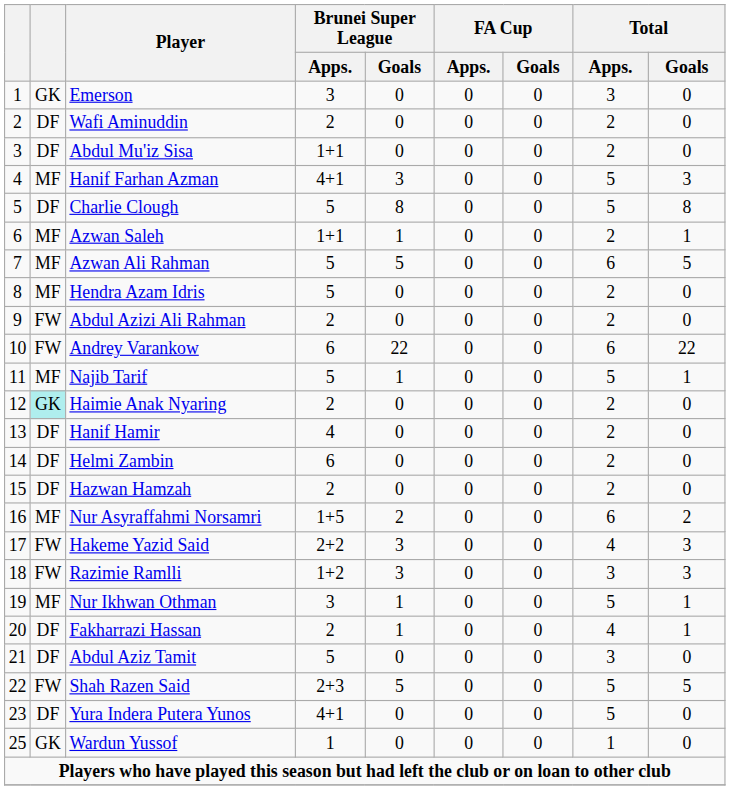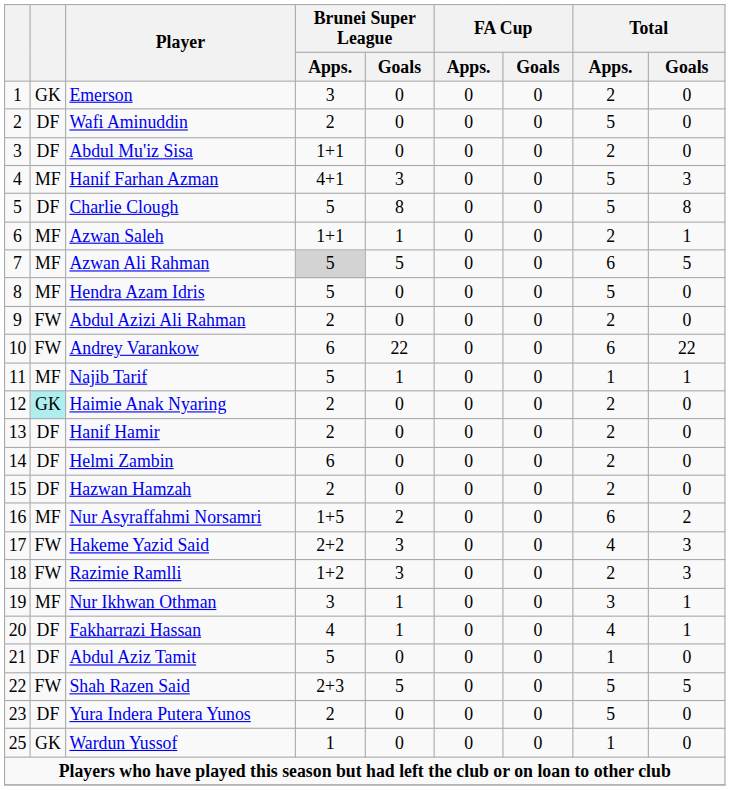(611, 94) 3 -> (611, 94) 2
(611, 123) 2 -> (611, 123) 5
(330, 263) no background -> (330, 263) lightgrey background
(611, 292) 2 -> (611, 292) 5
(611, 376) 5 -> (611, 376) 1
(330, 432) 4 -> (330, 432) 2
(611, 573) 3 -> (611, 573) 2
(611, 601) 5 -> (611, 601) 3
(330, 630) 2 -> (330, 630) 4
(611, 658) 3 -> (611, 658) 1
(330, 714) 4+1 -> (330, 714) 2
